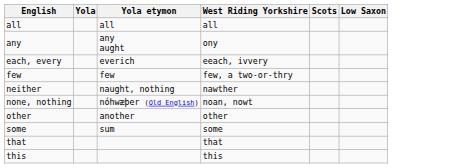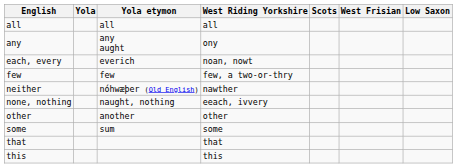+ column: (371, 11)
(235, 61) eeach, ivvery -> (228, 61) noan, nowt
(137, 88) naught, nothing -> (149, 88) nóhwæþer (Old English)
(149, 102) nóhwæþer (Old English) -> (137, 102) naught, nothing
(228, 102) noan, nowt -> (235, 102) eeach, ivvery
